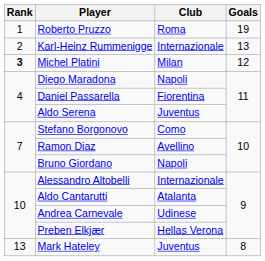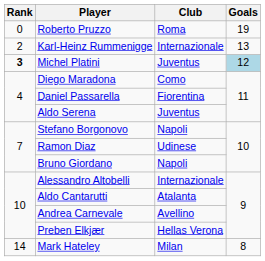(20, 29) 1 -> (20, 29) 0
(170, 63) Milan -> (178, 63) Juventus
(243, 63) no background -> (243, 63) lightblue background
(172, 79) Napoli -> (171, 79) Como
(171, 130) Como -> (172, 130) Napoli
(176, 146) Avellino -> (177, 146) Udinese
(177, 213) Udinese -> (176, 213) Avellino
(20, 247) 13 -> (20, 247) 14
(178, 247) Juventus -> (170, 247) Milan
